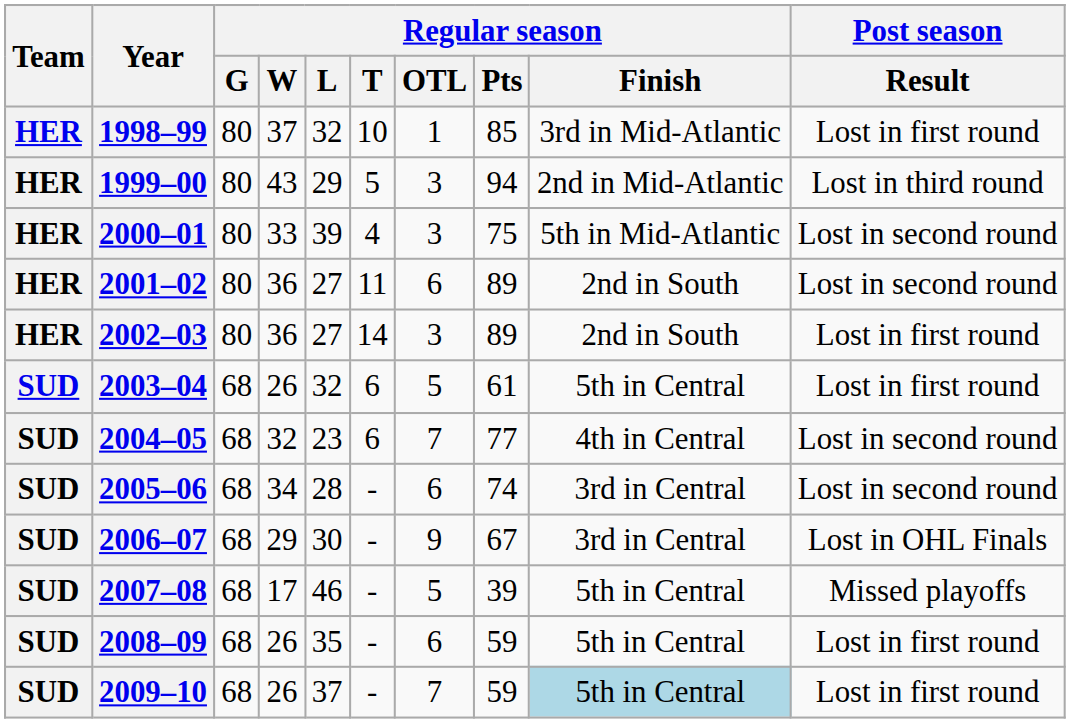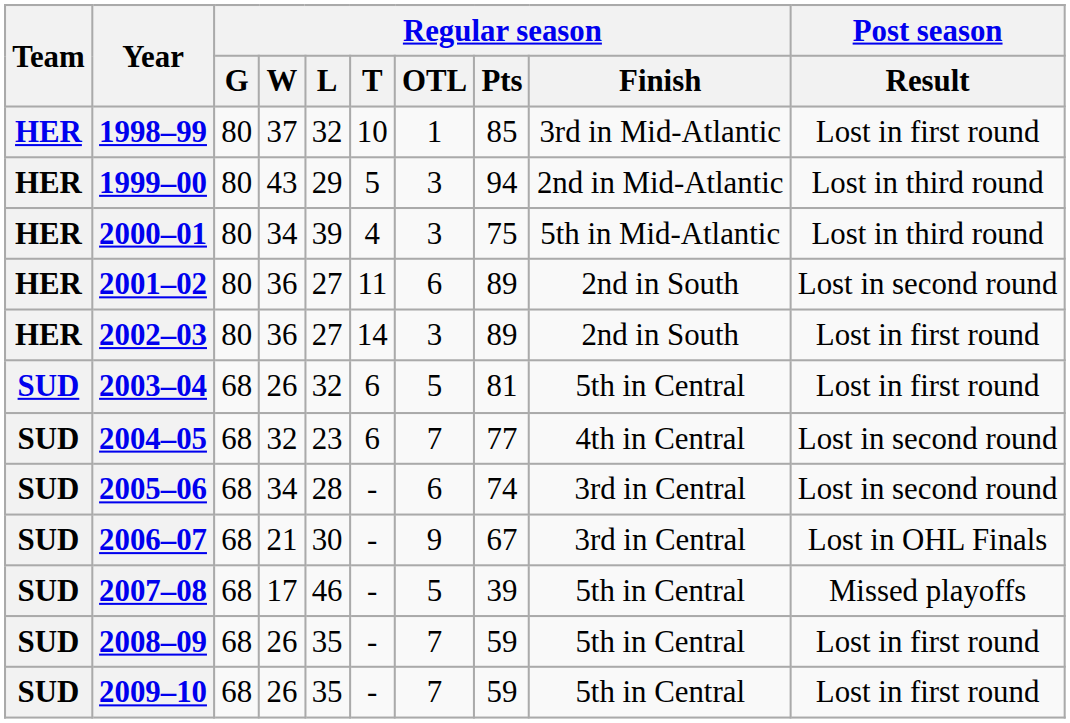(282, 233) 33 -> (282, 233) 34
(928, 233) Lost in second round -> (928, 233) Lost in third round
(502, 386) 61 -> (502, 386) 81
(282, 538) 29 -> (282, 538) 21
(435, 640) 6 -> (435, 640) 7
(327, 691) 37 -> (327, 691) 35
(660, 691) lightblue background -> (660, 691) no background
